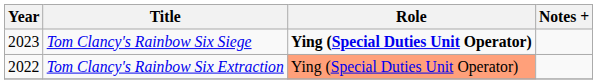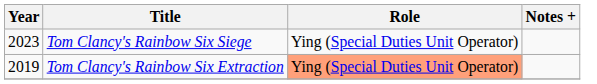(411, 41) bold -> (405, 41) normal
(24, 66) 2022 -> (24, 66) 2019
